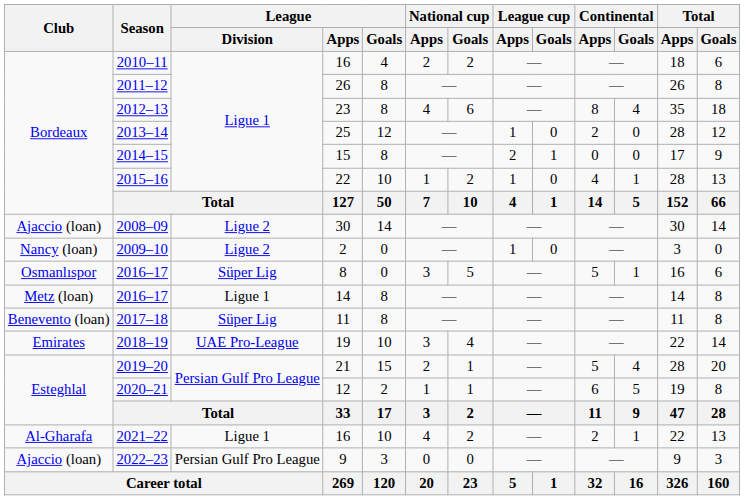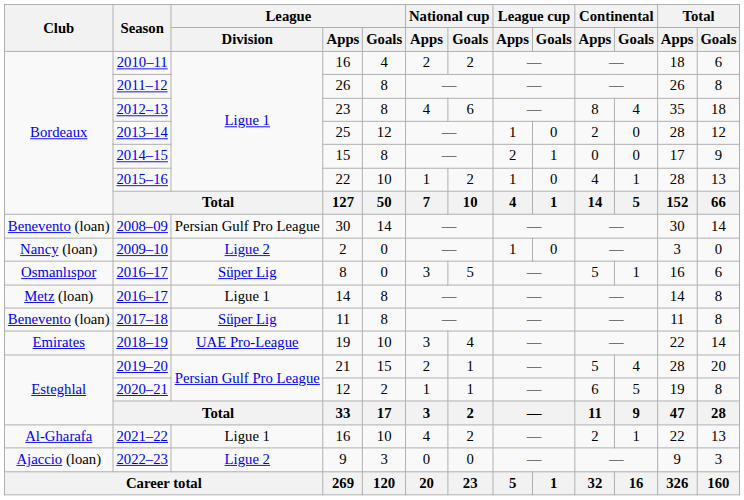(59, 226) Ajaccio (loan) -> (59, 226) Benevento (loan)
(247, 226) Ligue 2 -> (247, 226) Persian Gulf Pro League
(247, 459) Persian Gulf Pro League -> (247, 459) Ligue 2
